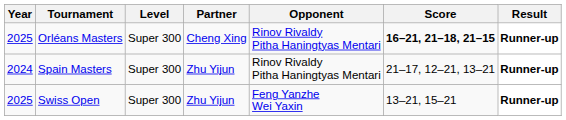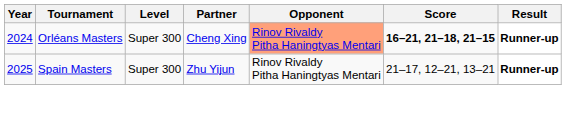(20, 38) 2025 -> (20, 38) 2024
(316, 38) no background -> (316, 38) lightsalmon background
(20, 69) 2024 -> (20, 69) 2025
- row: (69, 100)
